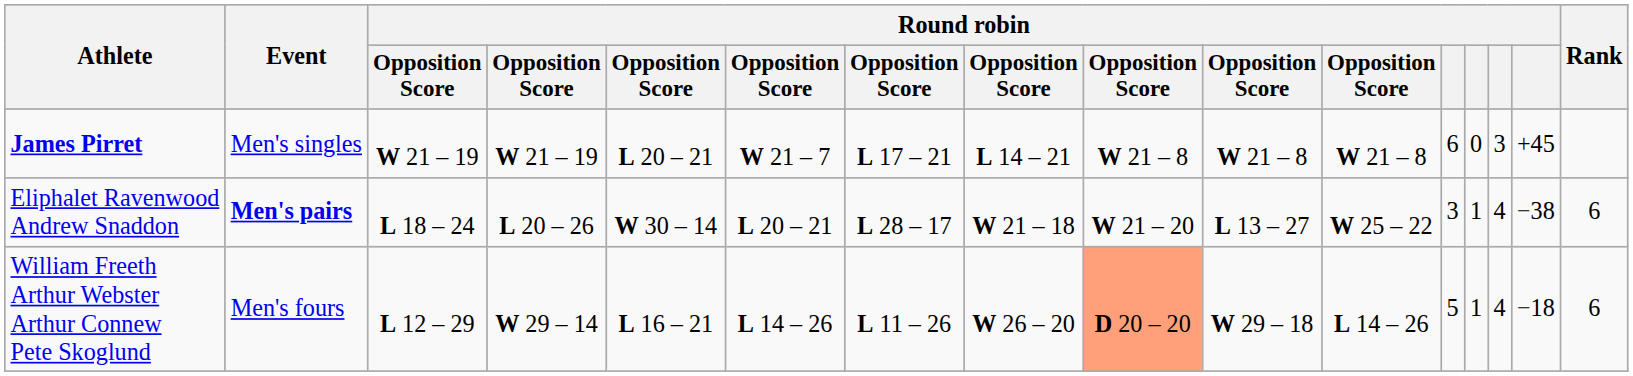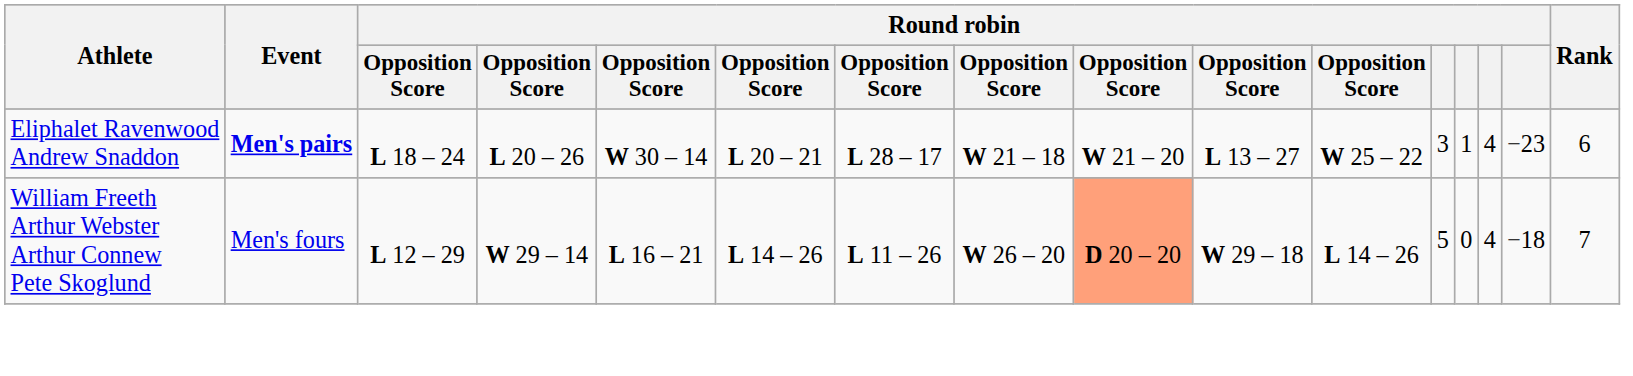- row: (76, 143)
(1536, 212) −38 -> (1526, 143) −23
(1476, 309) 1 -> (1466, 240) 0
(1594, 309) 6 -> (1585, 240) 7
